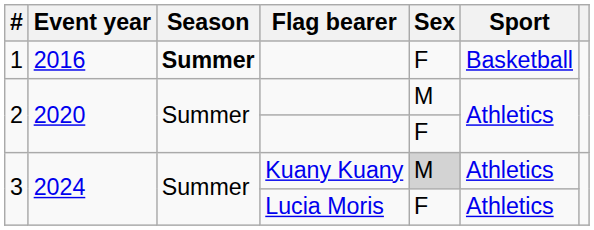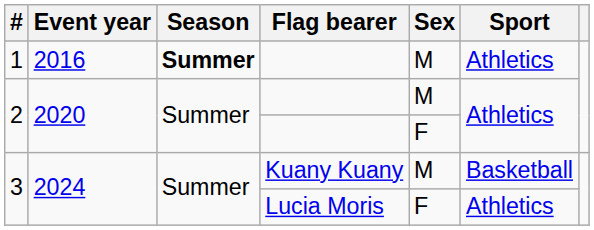(421, 59) F -> (424, 59) M
(519, 59) Basketball -> (510, 59) Athletics
(424, 170) lightgrey background -> (424, 170) no background
(510, 170) Athletics -> (519, 170) Basketball
